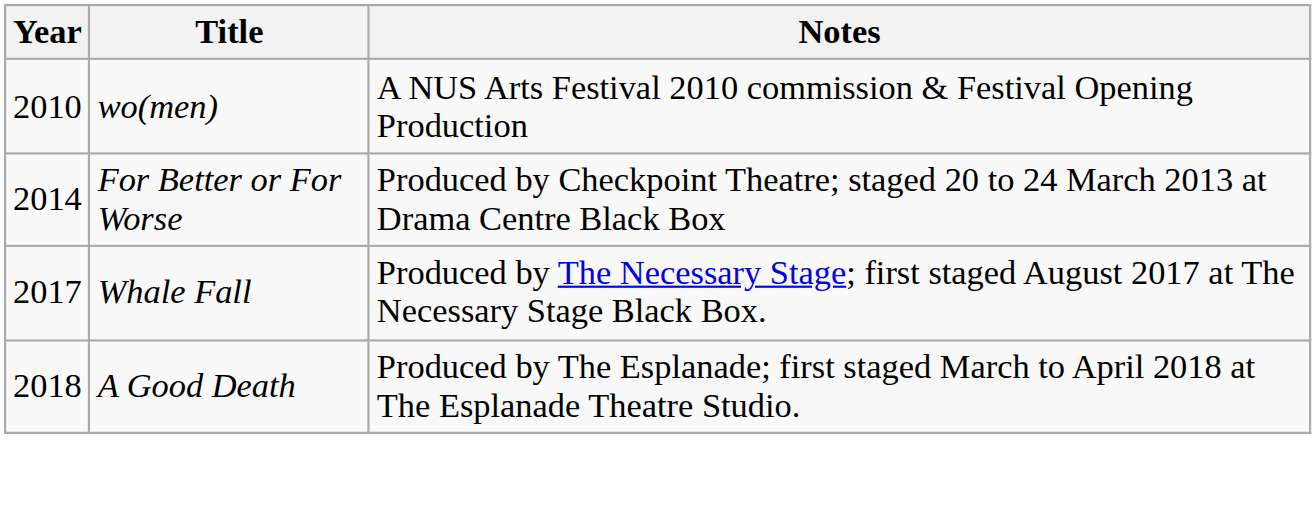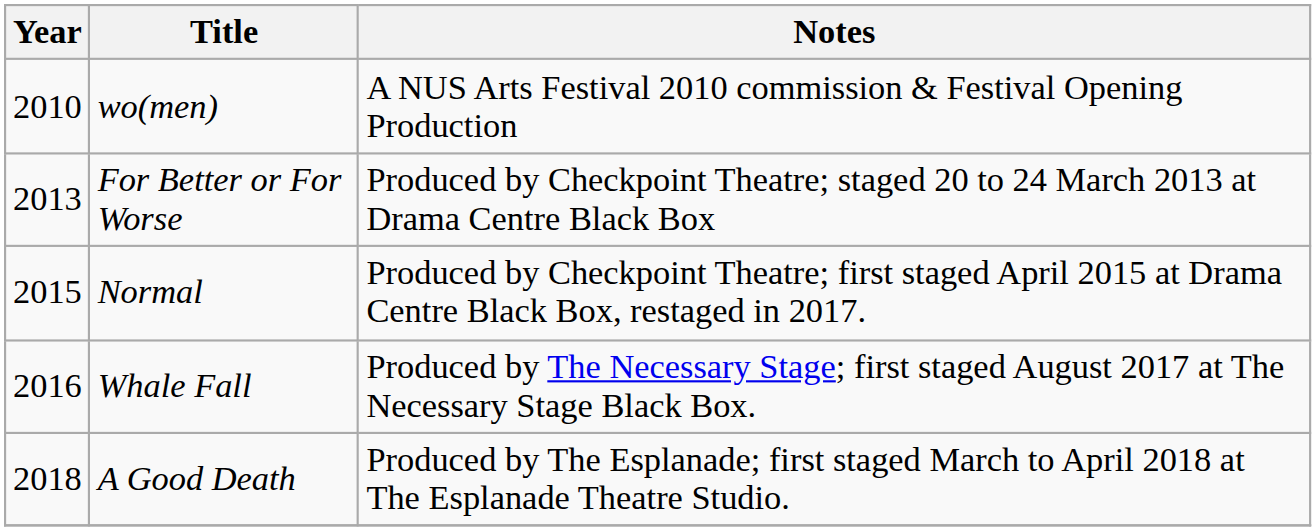(47, 198) 2014 -> (47, 198) 2013
+ row: (150, 292)
(47, 292) 2017 -> (47, 385) 2016
